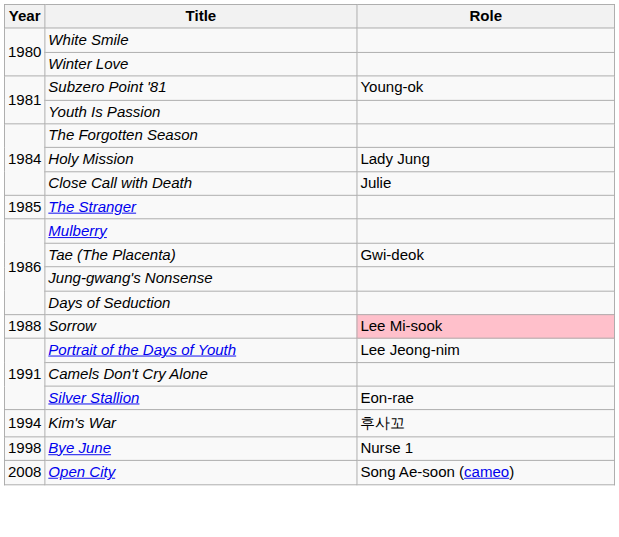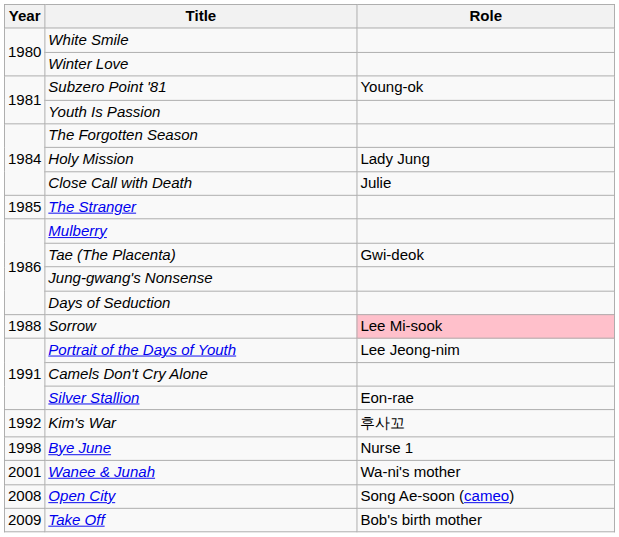(25, 423) 1994 -> (25, 423) 1992
+ row: (102, 472)
+ row: (76, 520)
